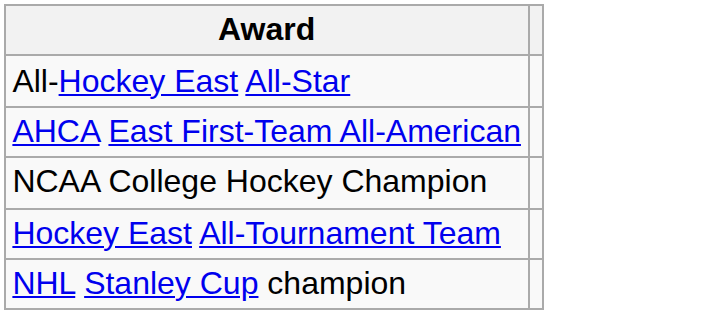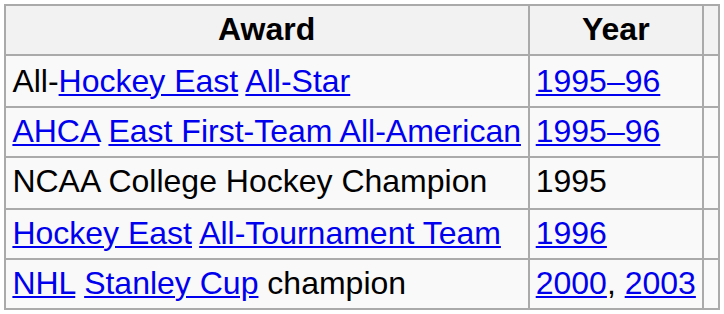+ column: (616, 29)
